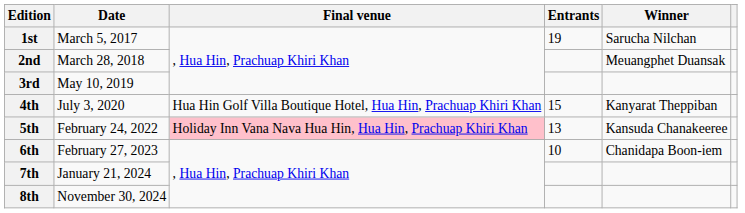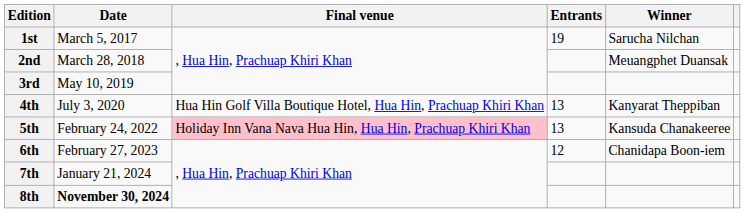(554, 106) 15 -> (557, 106) 13
(554, 151) 10 -> (557, 151) 12
(112, 196) normal -> (113, 196) bold
